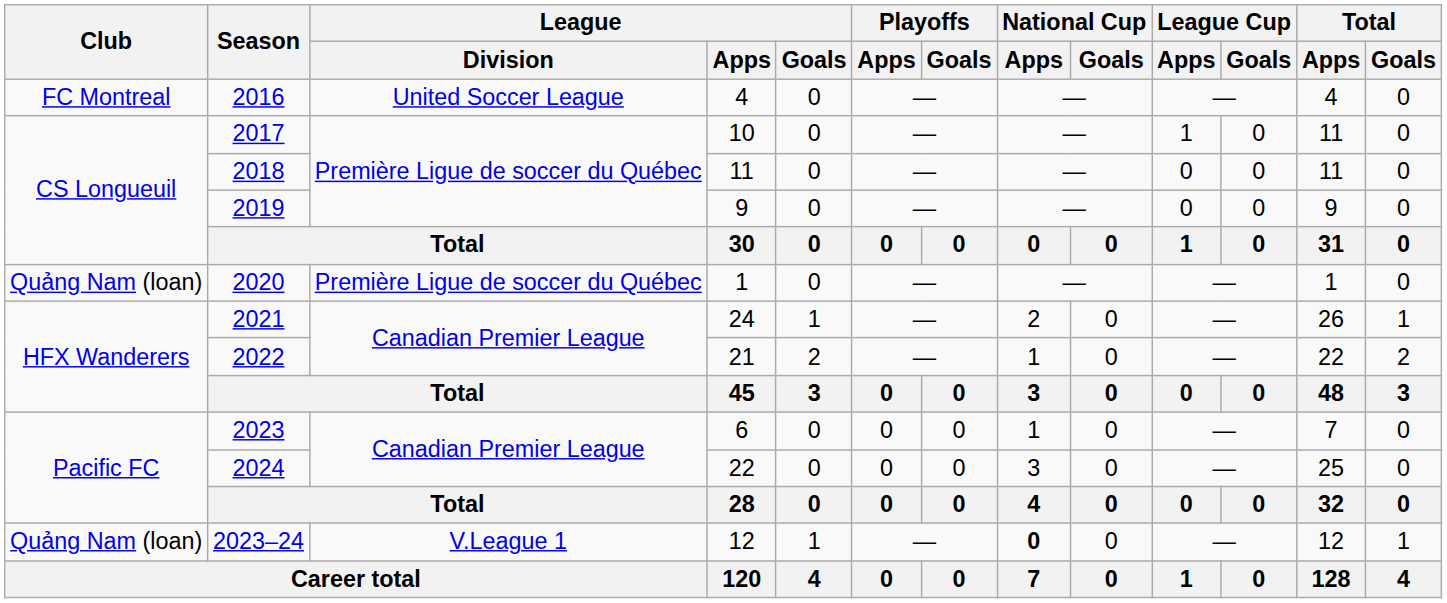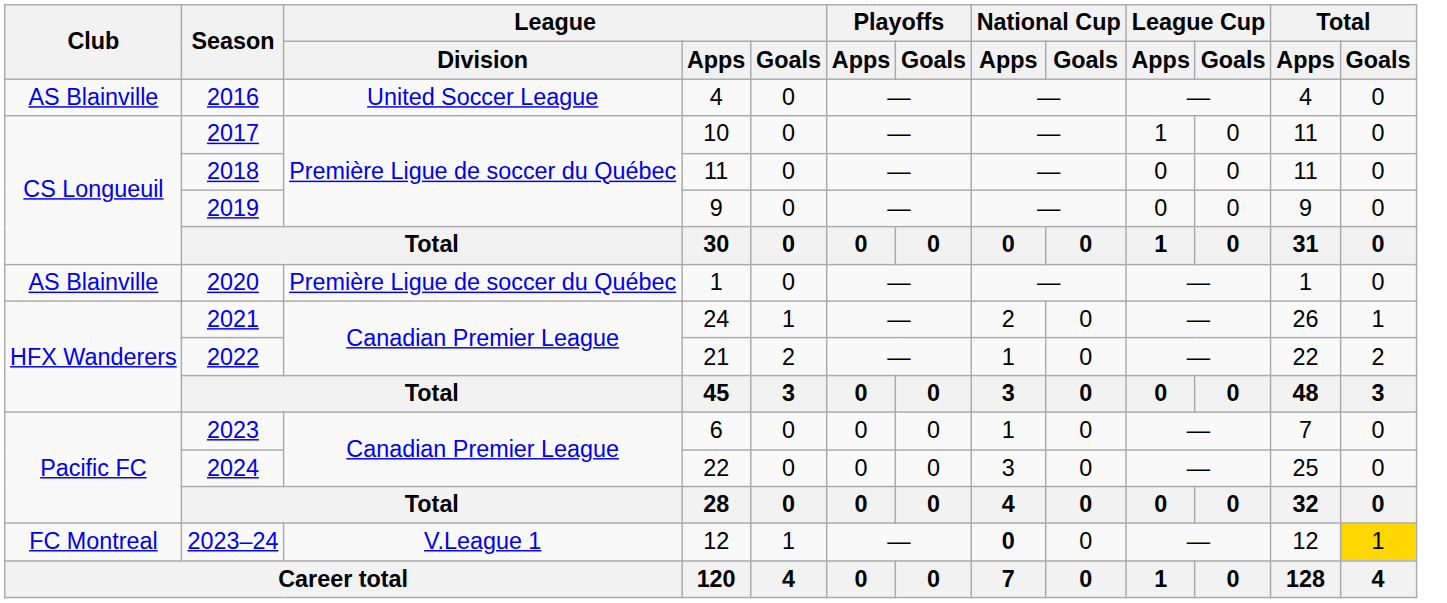(106, 97) FC Montreal -> (93, 97) AS Blainville
(106, 282) Quảng Nam (loan) -> (93, 282) AS Blainville
(106, 541) Quảng Nam (loan) -> (93, 541) FC Montreal
(1404, 541) no background -> (1378, 541) gold background
